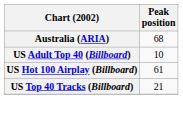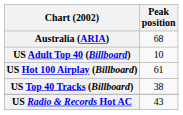(159, 86) 21 -> (159, 86) 38
+ row: (72, 102)
